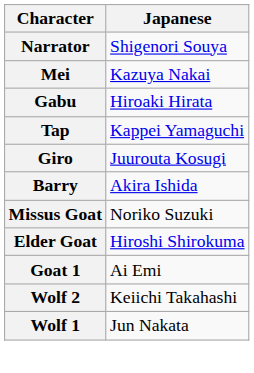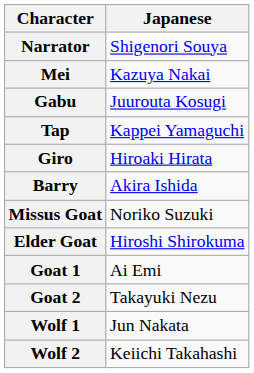(161, 102) Hiroaki Hirata -> (168, 102) Juurouta Kosugi
(168, 158) Juurouta Kosugi -> (161, 158) Hiroaki Hirata
+ row: (55, 297)
rows swapped: (55, 325) <-> (55, 297)
